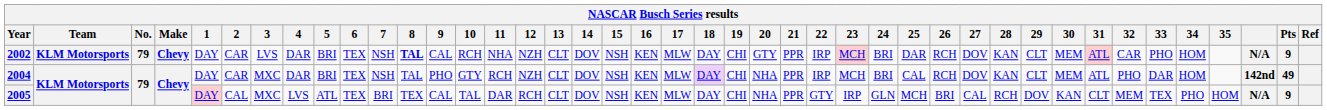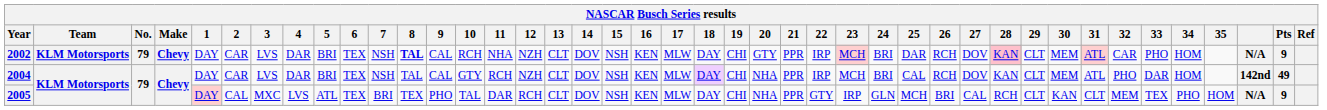(1006, 54) no background -> (1006, 54) pink background
(267, 75) MXC -> (267, 75) LVS
(441, 75) PHO -> (441, 75) CAL
(441, 95) CAL -> (441, 95) PHO
(1037, 95) DOV -> (1034, 95) CLT
